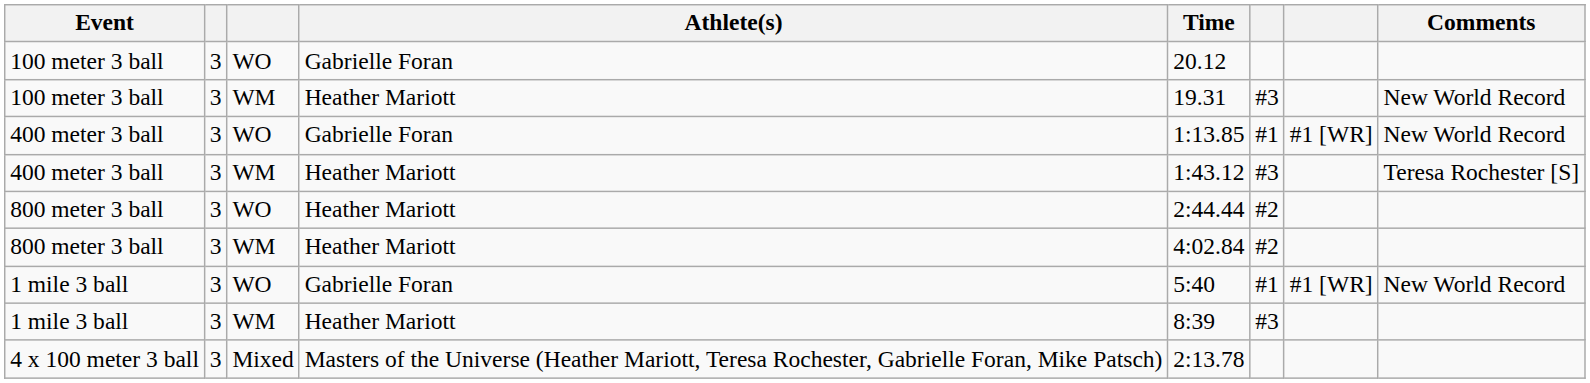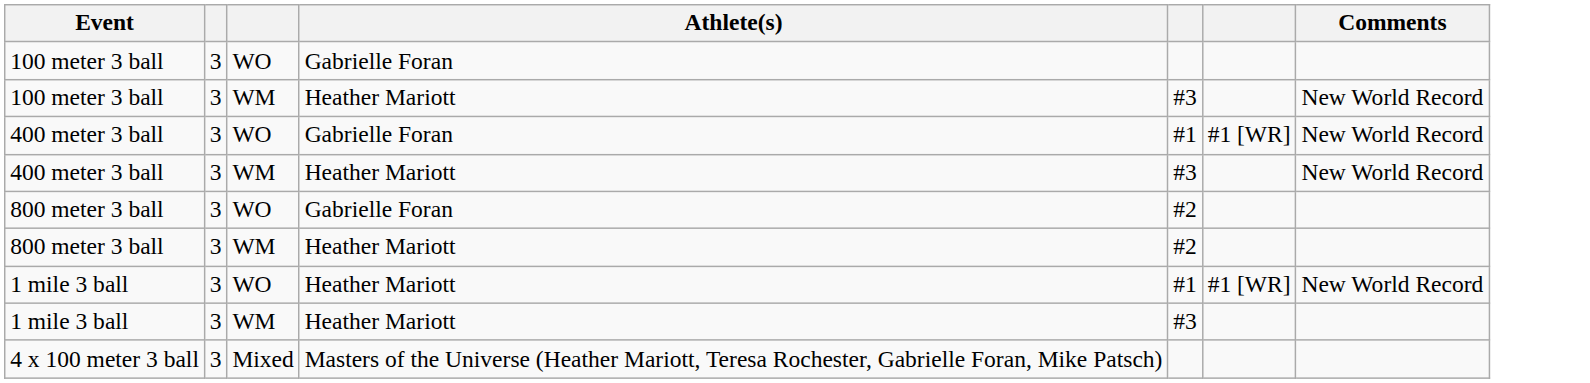- column: (1209, 23)
(1481, 172) Teresa Rochester [S] -> (1392, 172) New World Record
(380, 209) Heather Mariott -> (379, 209) Gabrielle Foran
(379, 284) Gabrielle Foran -> (380, 284) Heather Mariott
